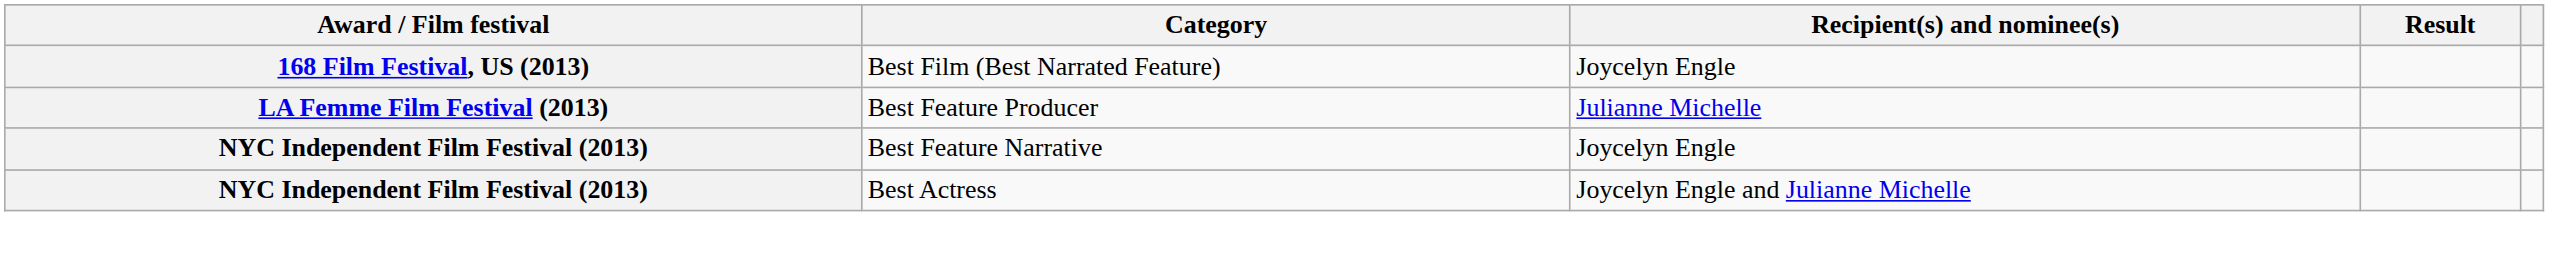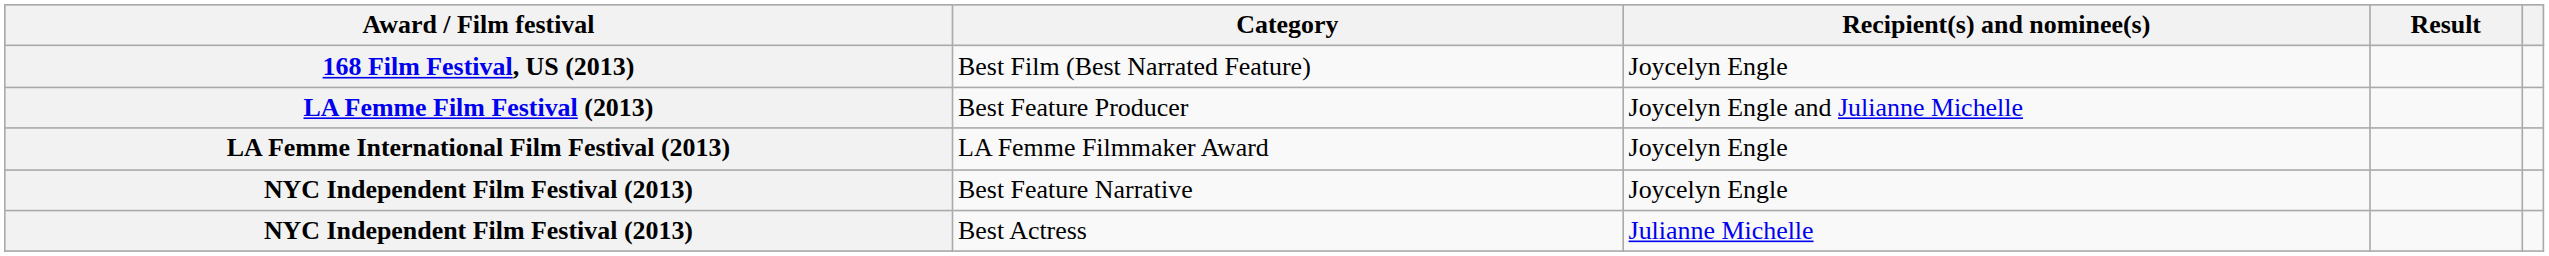(1669, 107) Julianne Michelle -> (1826, 107) Joycelyn Engle and Julianne Michelle
+ row: (1113, 148)
(1774, 189) Joycelyn Engle and Julianne Michelle -> (1721, 230) Julianne Michelle
